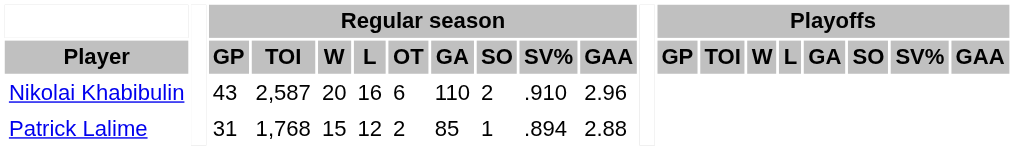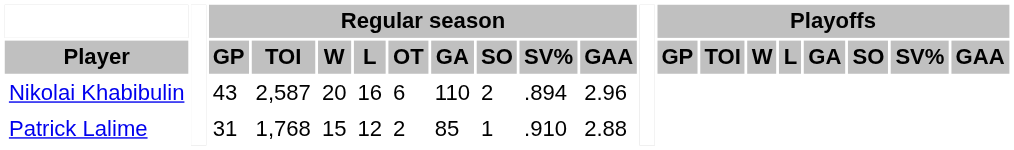(545, 92) .910 -> (545, 92) .894
(545, 128) .894 -> (545, 128) .910
